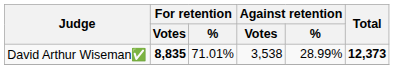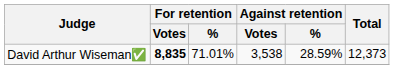(321, 54) 28.99% -> (321, 54) 28.59%
(367, 54) bold -> (367, 54) normal
